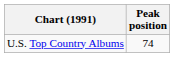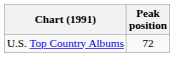(148, 43) 74 -> (148, 43) 72
